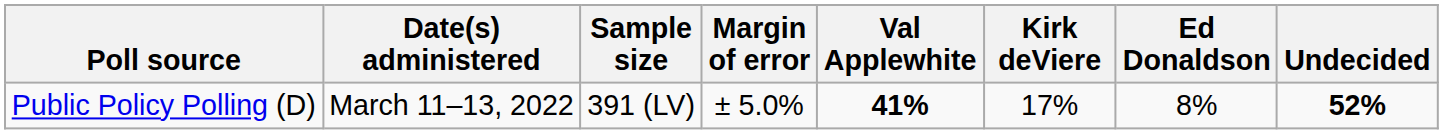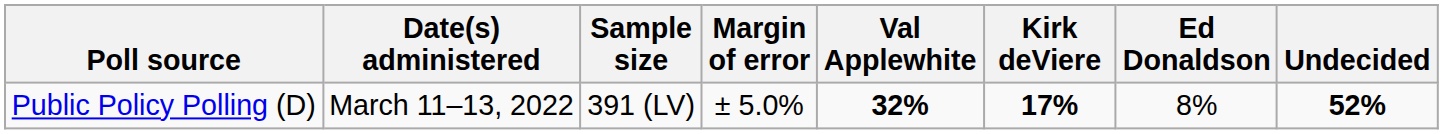(900, 105) 41% -> (900, 105) 32%
(1050, 105) normal -> (1050, 105) bold
